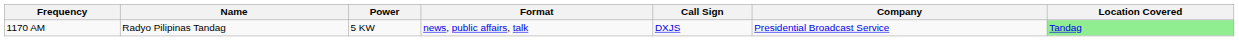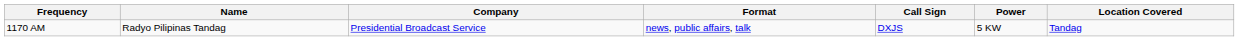columns swapped: (900, 12) <-> (385, 12)
(1066, 28) lightgreen background -> (1066, 28) no background
